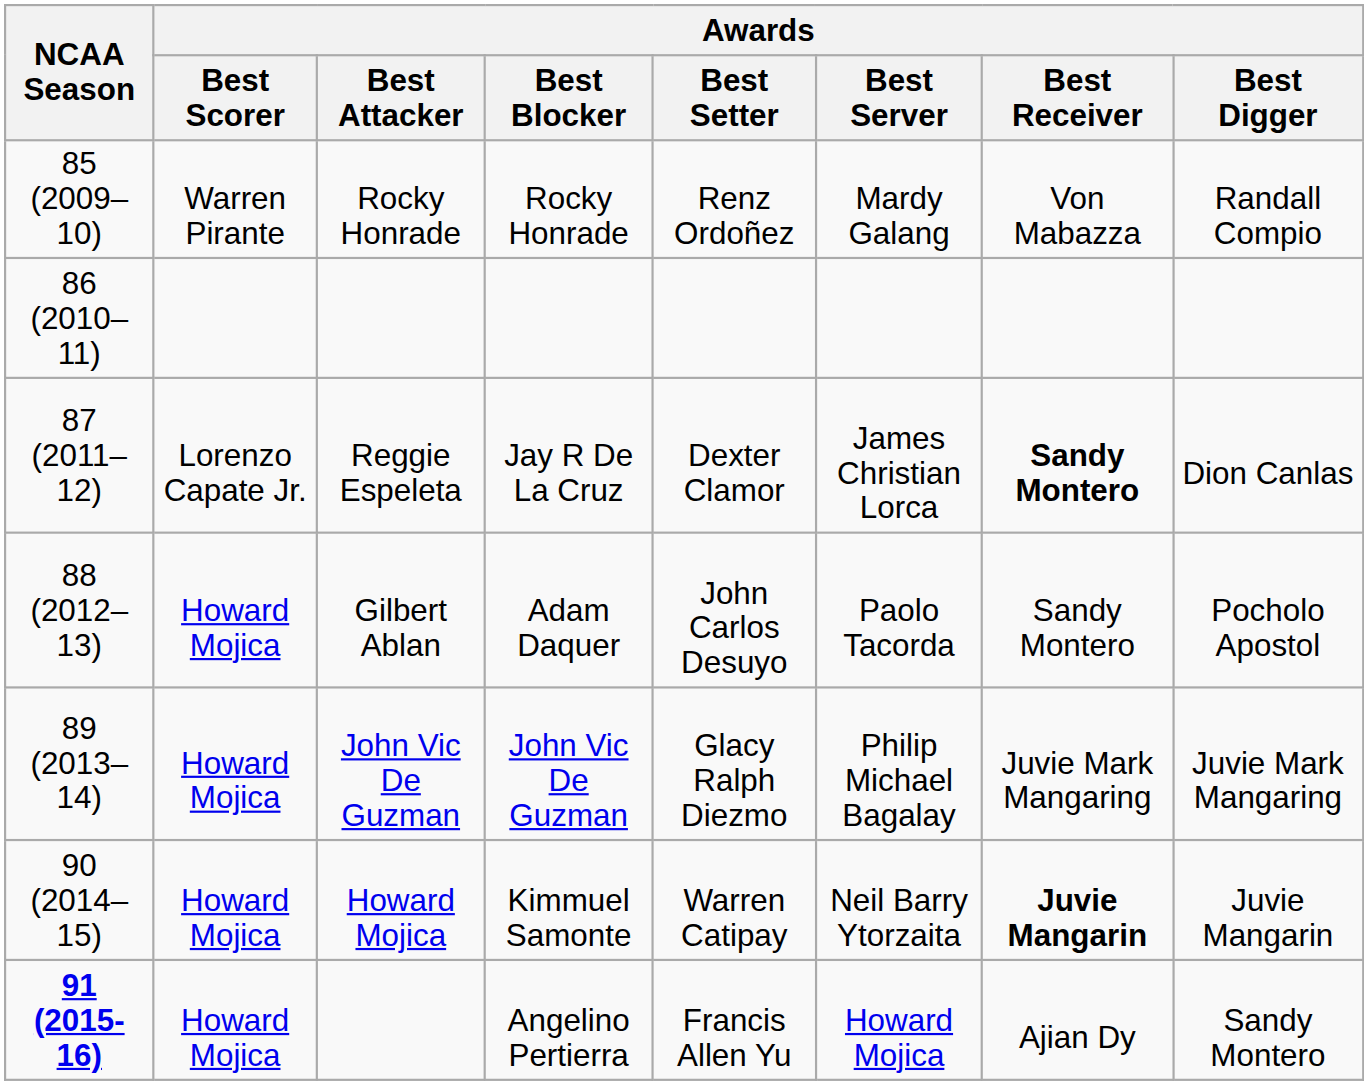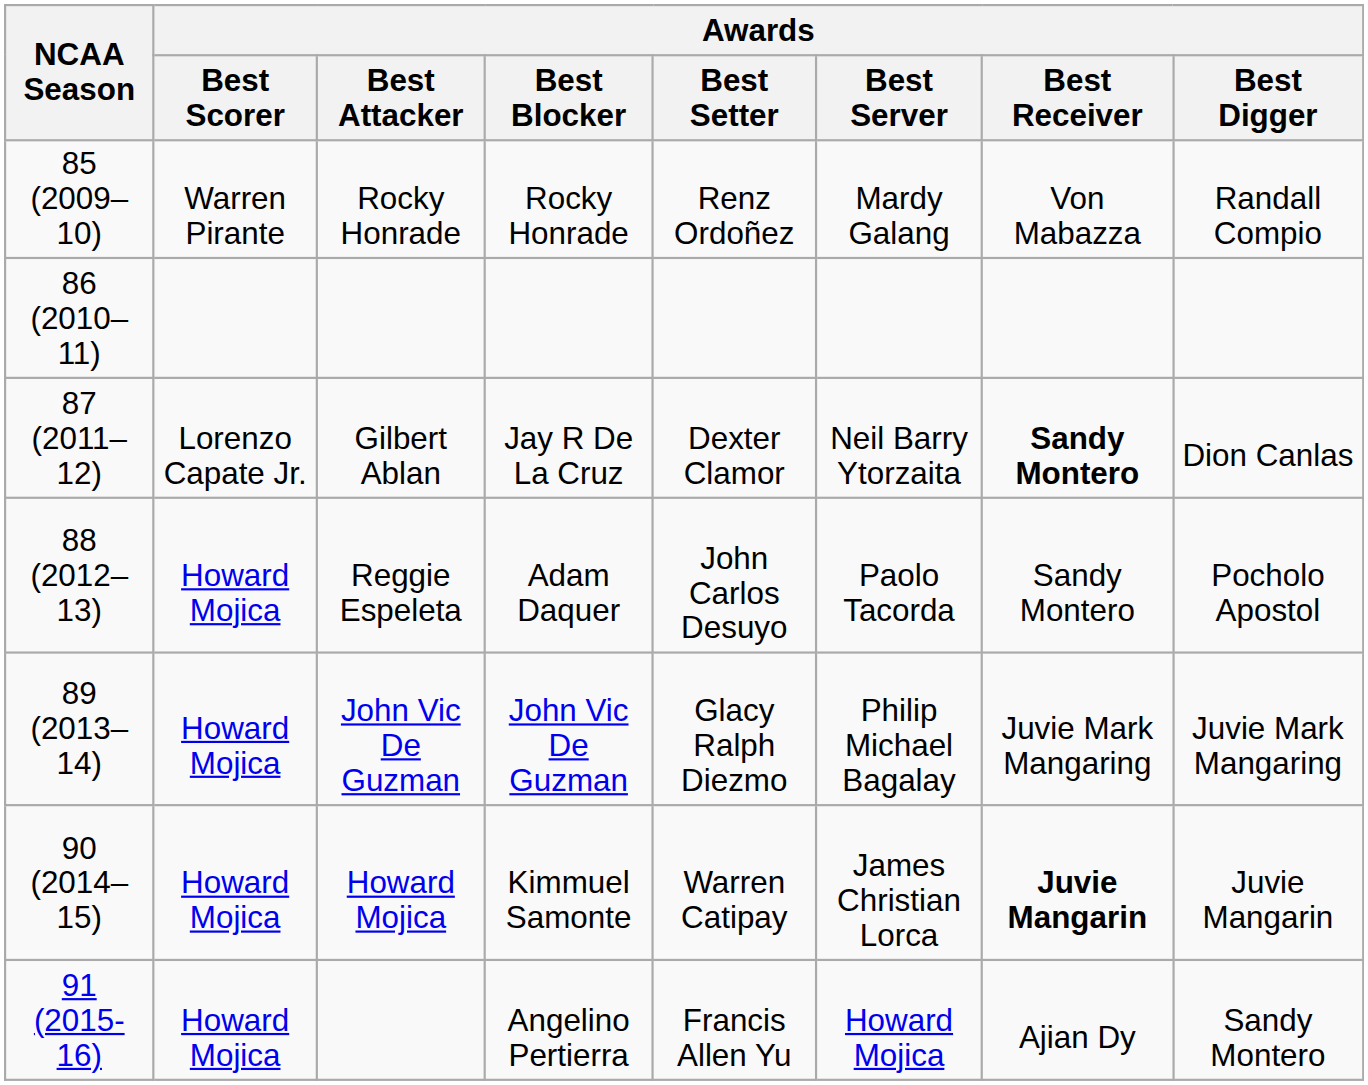(401, 473) Reggie Espeleta -> (401, 455) Gilbert Ablan
(899, 473) James Christian Lorca -> (899, 455) Neil Barry Ytorzaita
(401, 627) Gilbert Ablan -> (401, 592) Reggie Espeleta
(899, 918) Neil Barry Ytorzaita -> (899, 901) James Christian Lorca
(79, 1020) bold -> (79, 1020) normal
